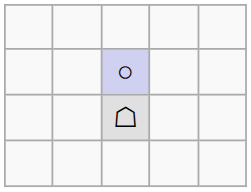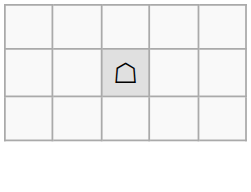- row: (29, 72)
